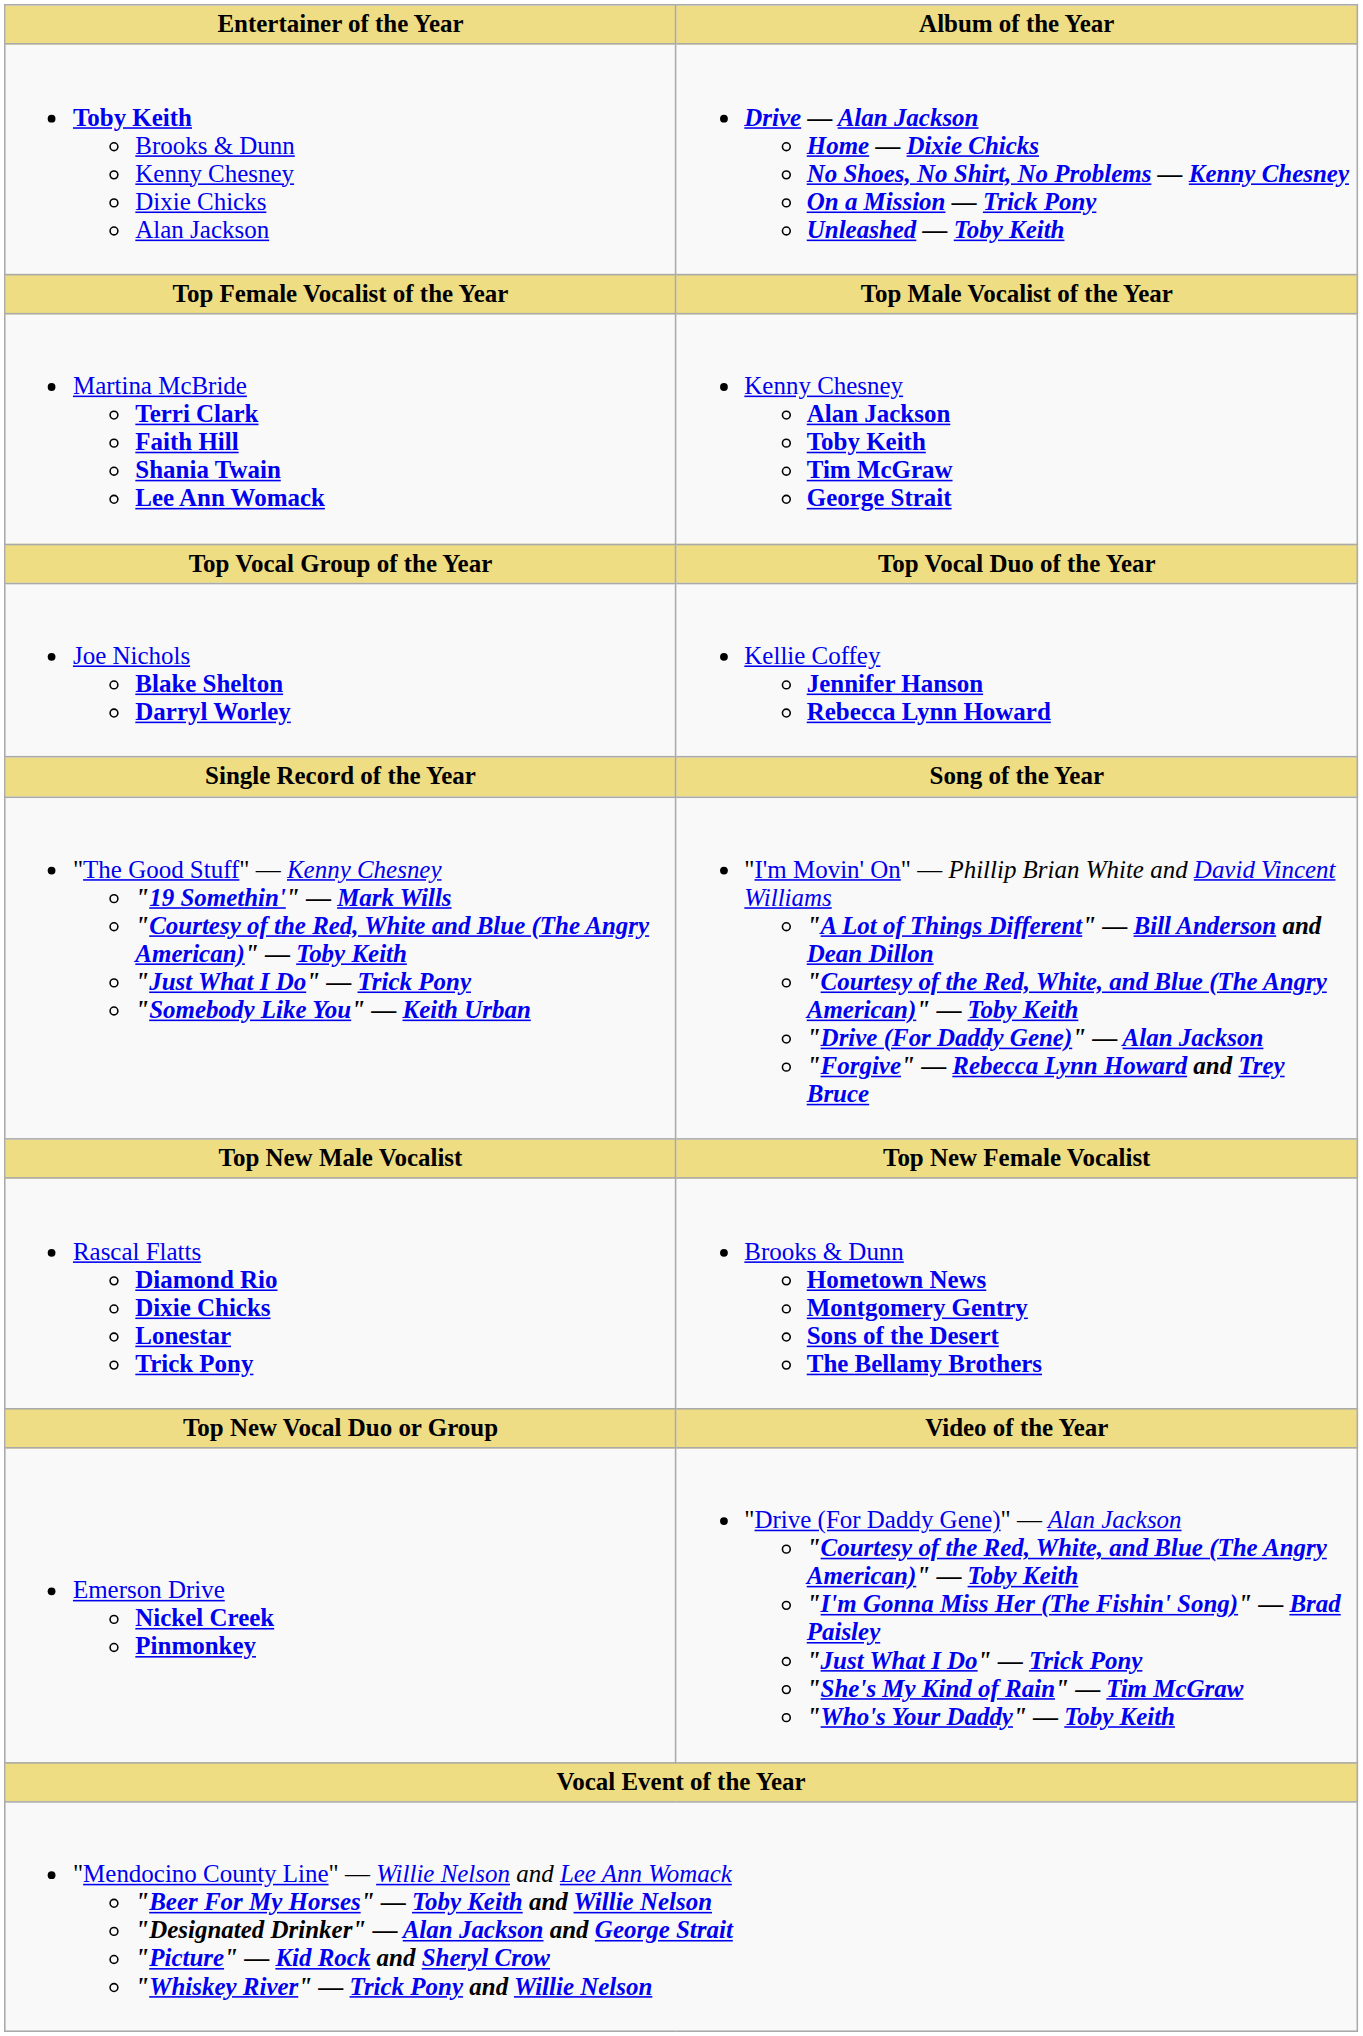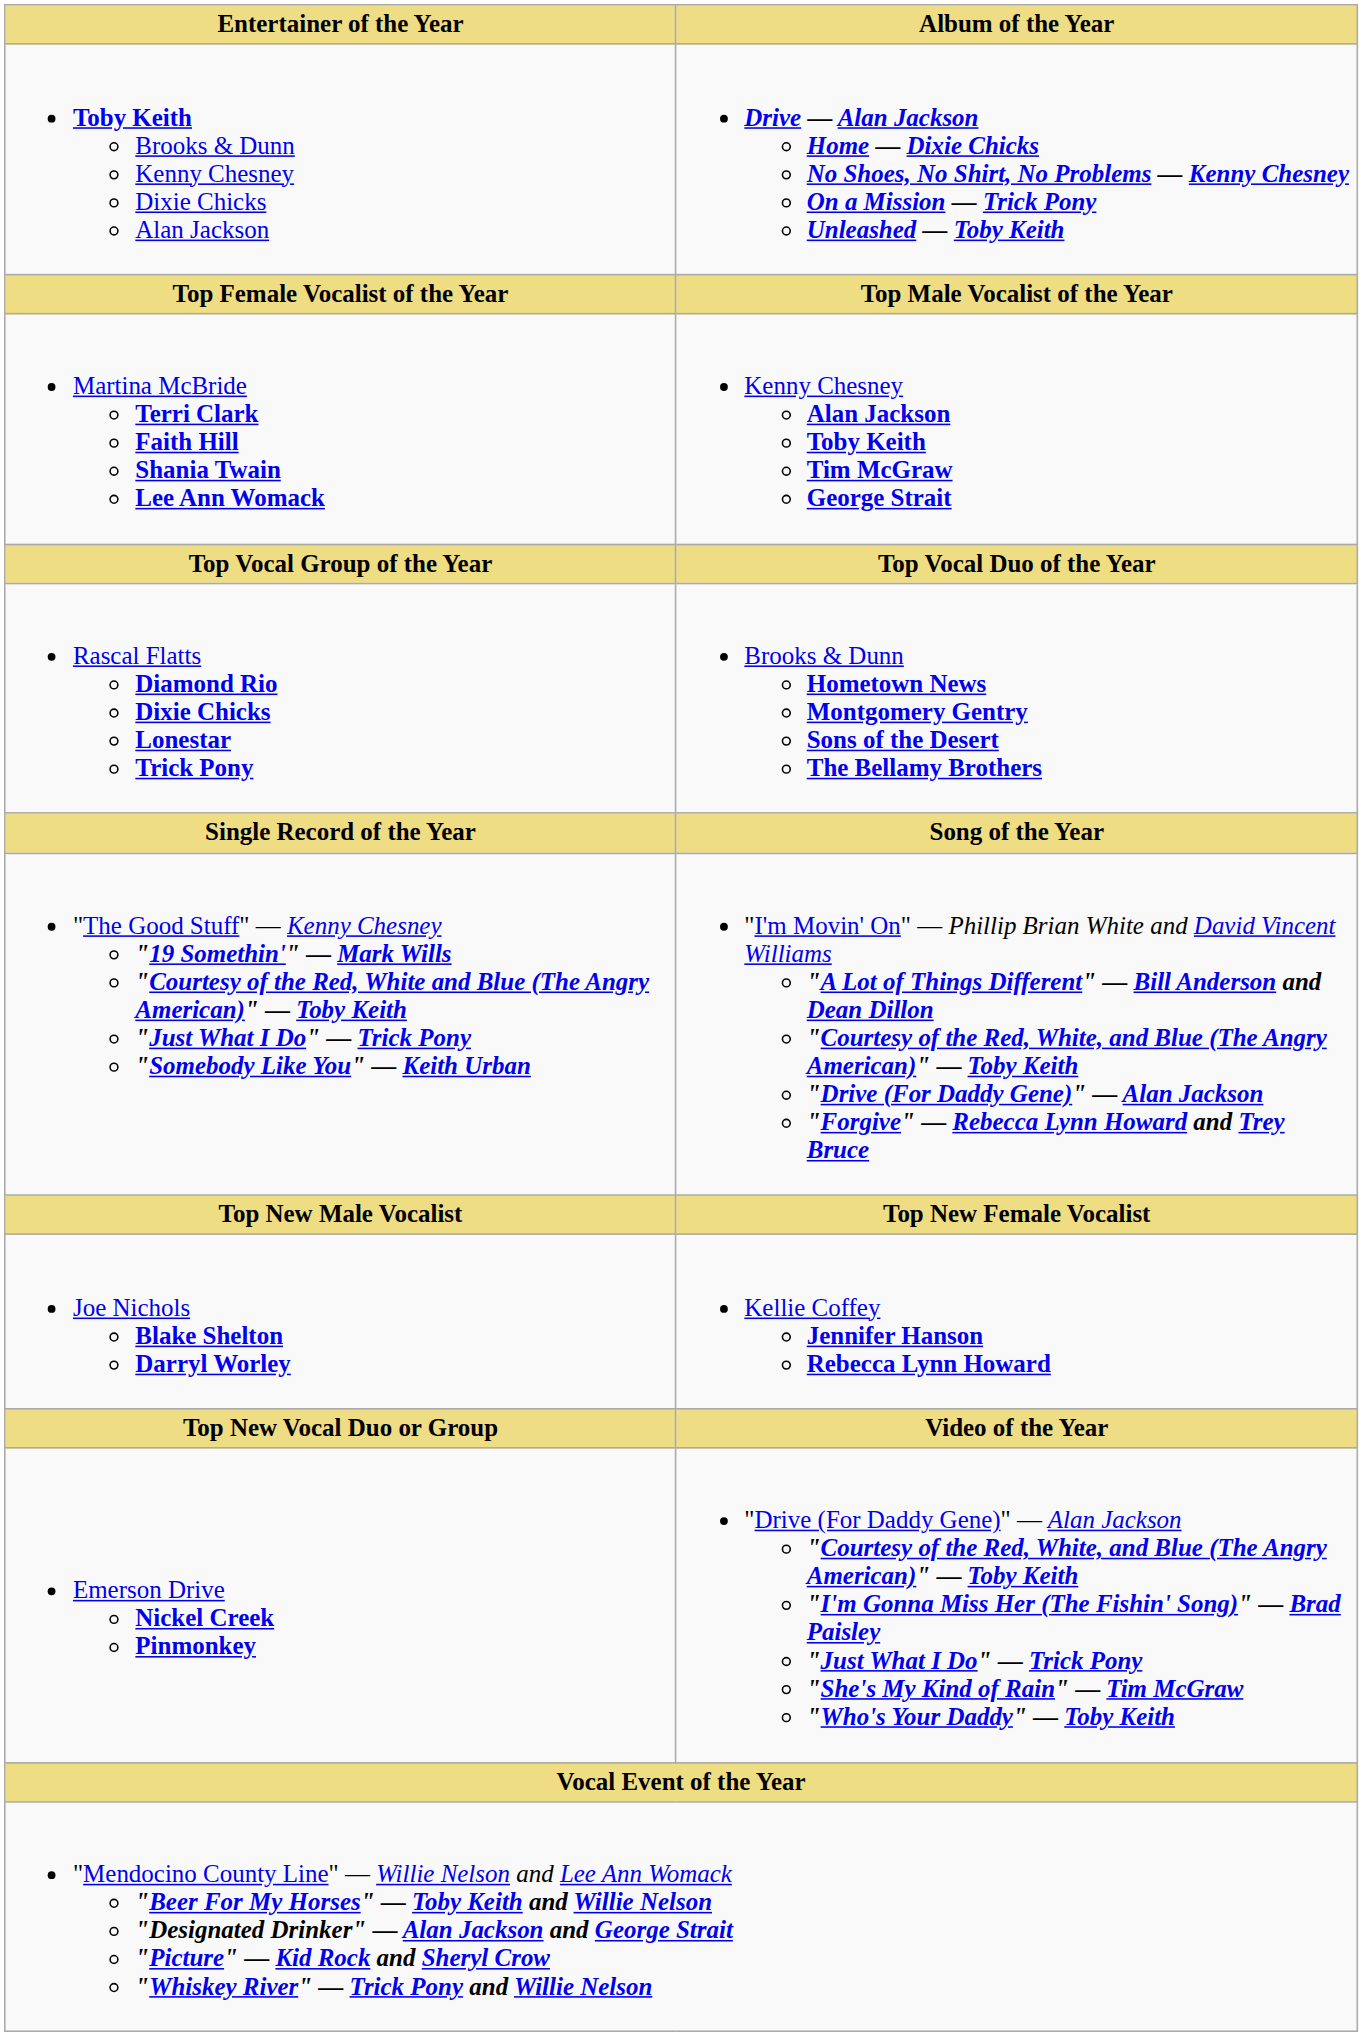rows swapped: (340, 1307) <-> (340, 684)
